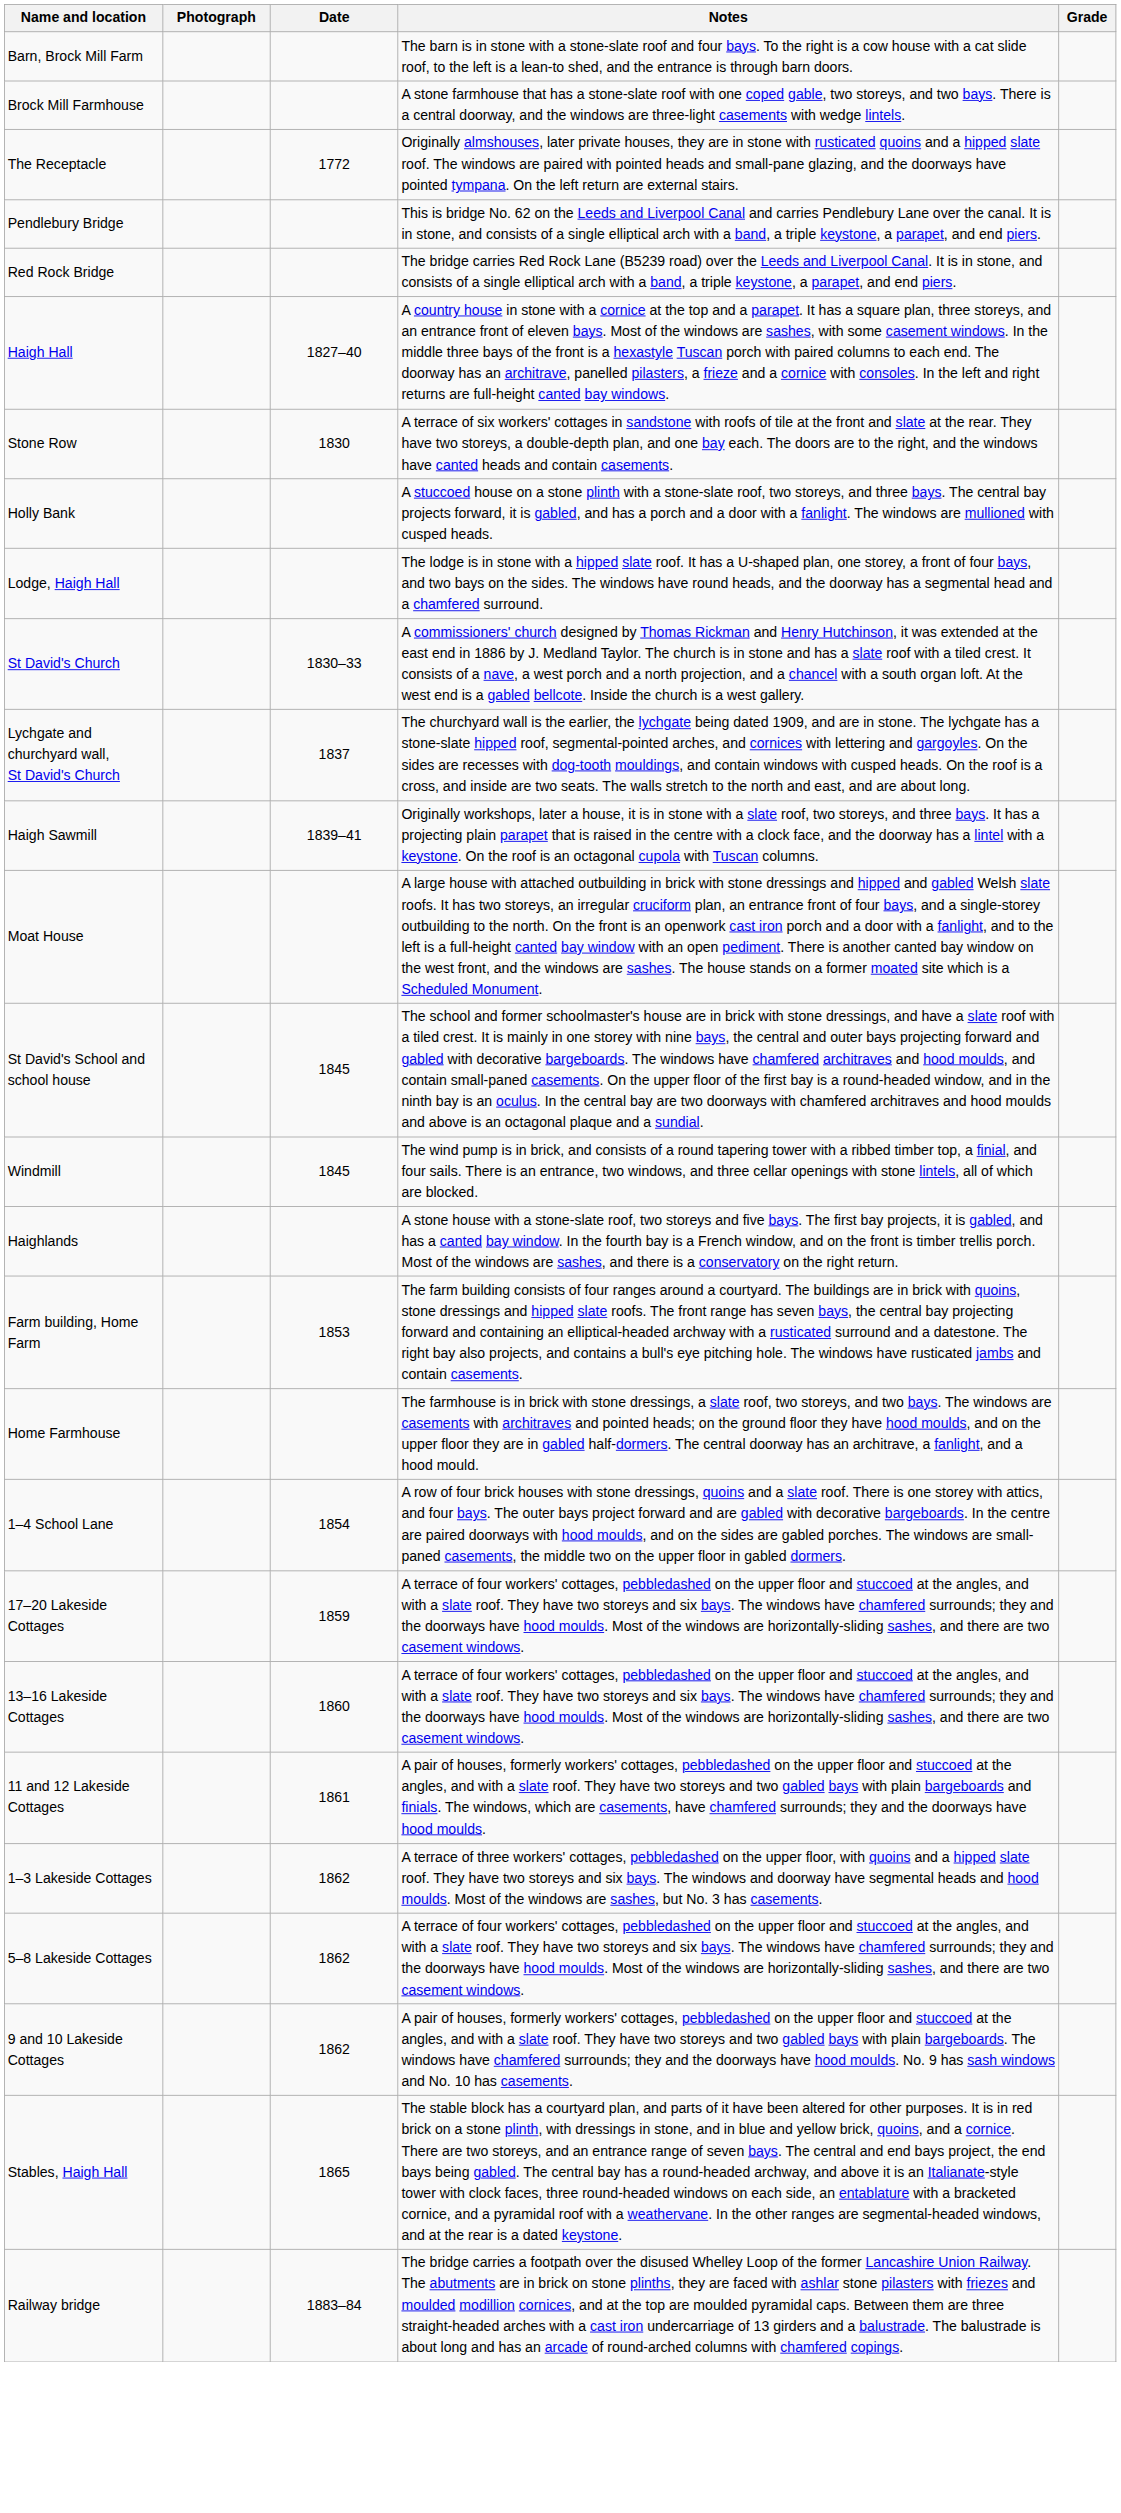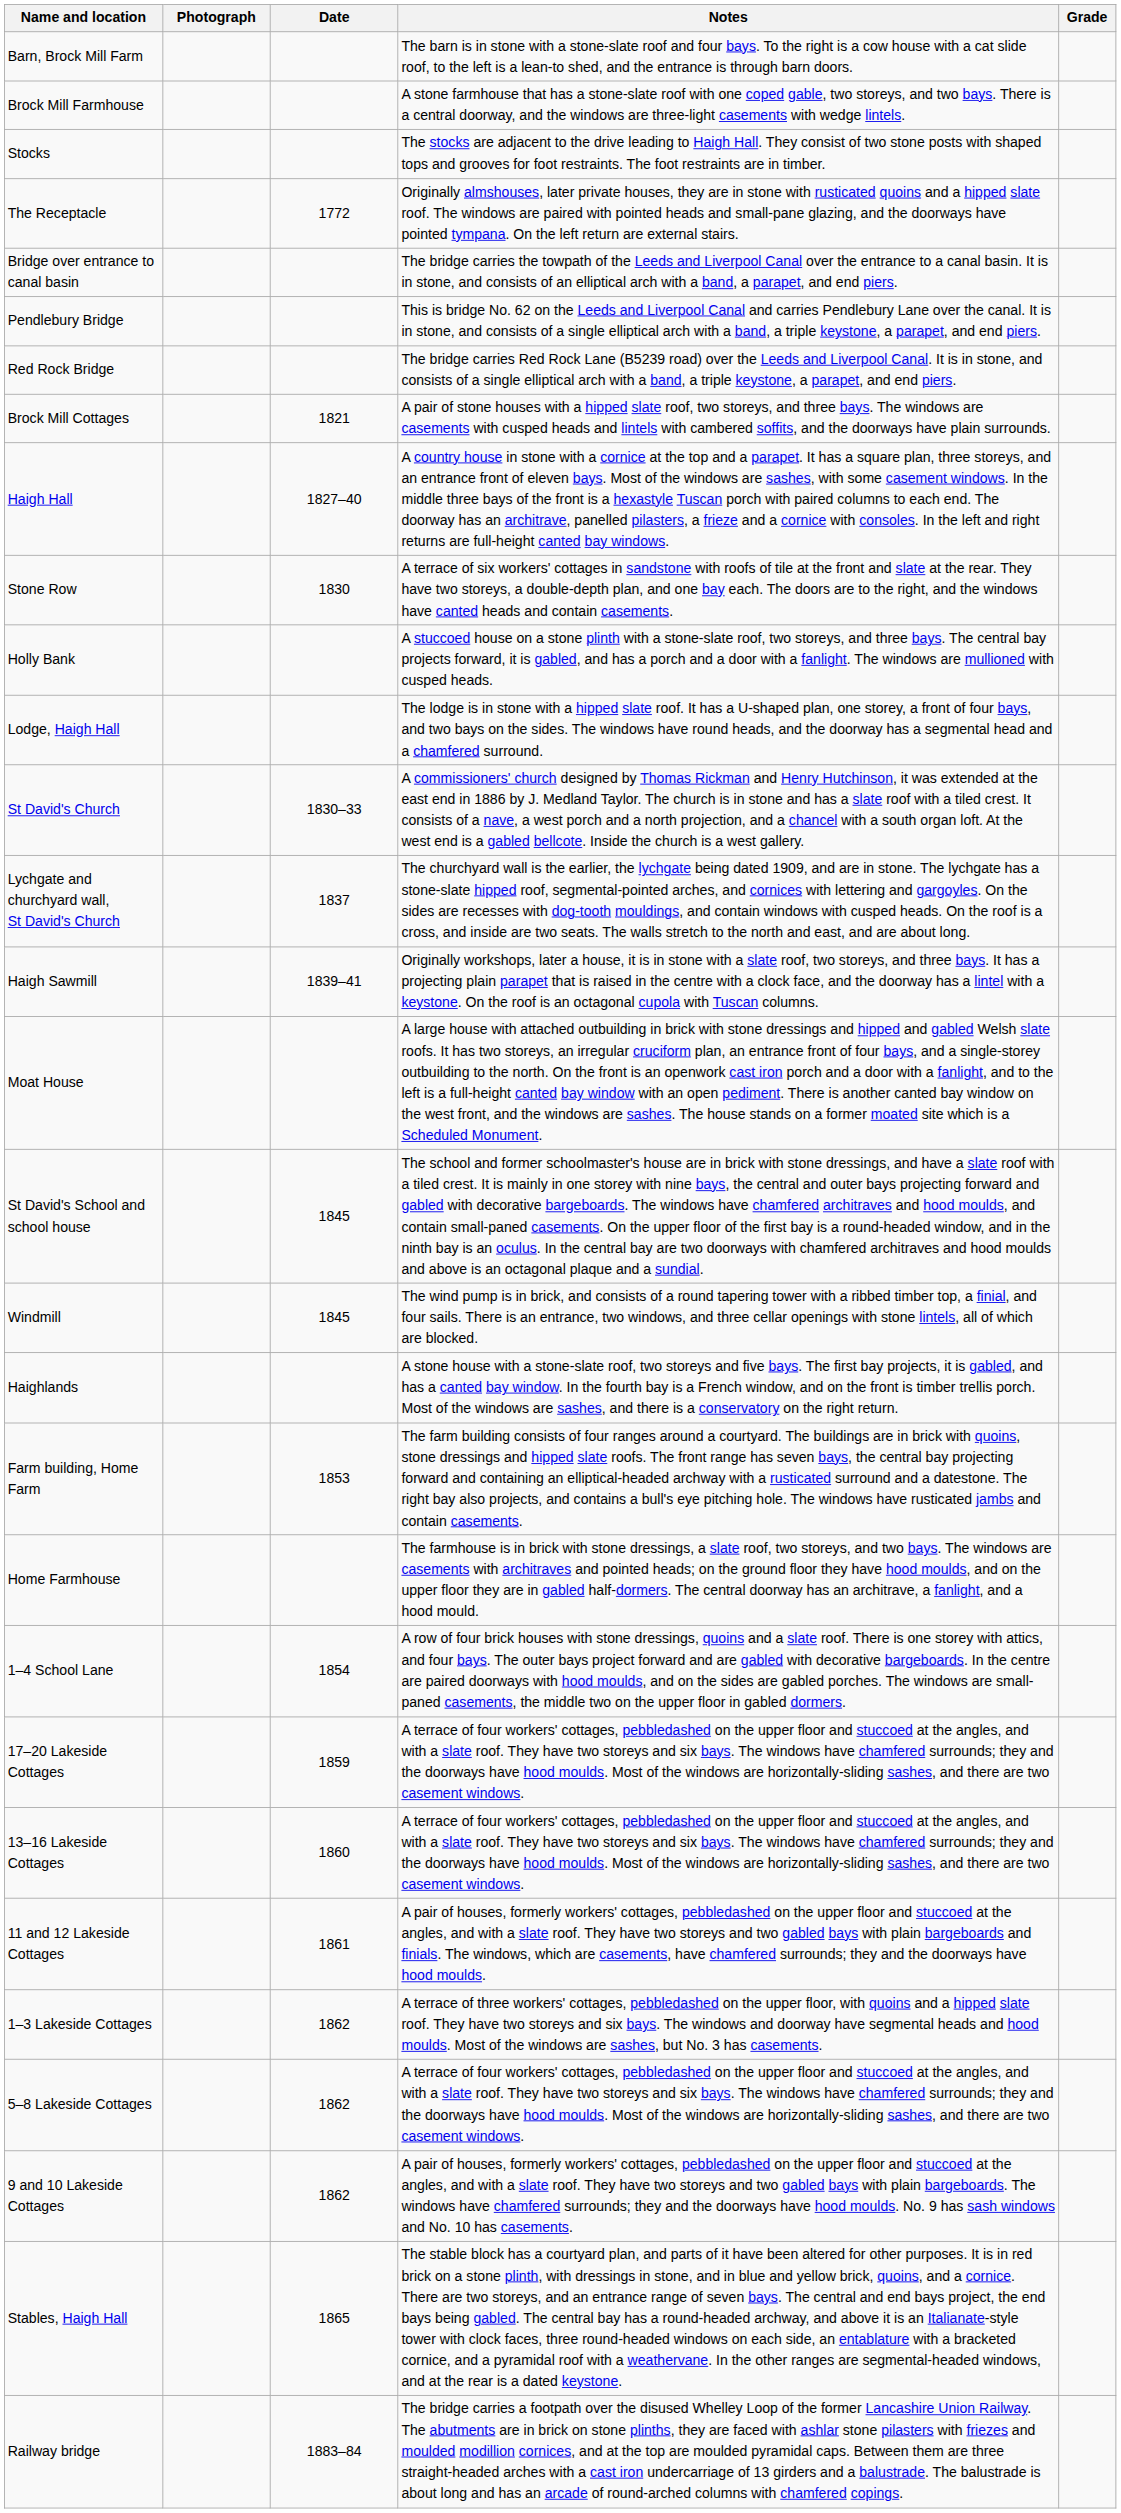+ row: (29, 153)
+ row: (81, 272)
+ row: (68, 418)
